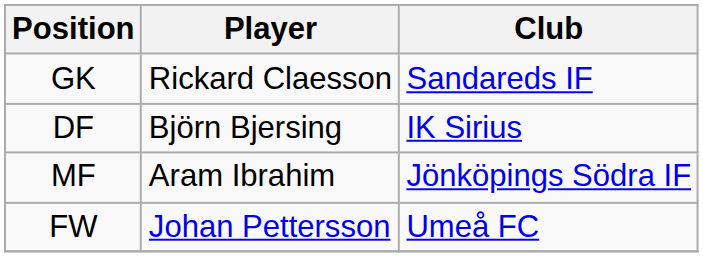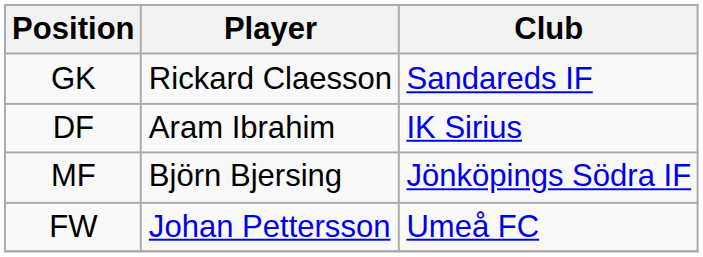(245, 127) Björn Bjersing -> (242, 127) Aram Ibrahim
(242, 176) Aram Ibrahim -> (245, 176) Björn Bjersing
